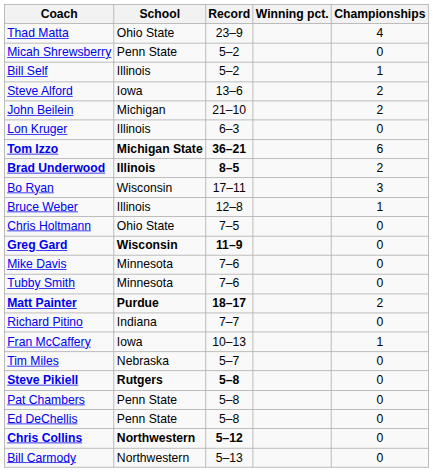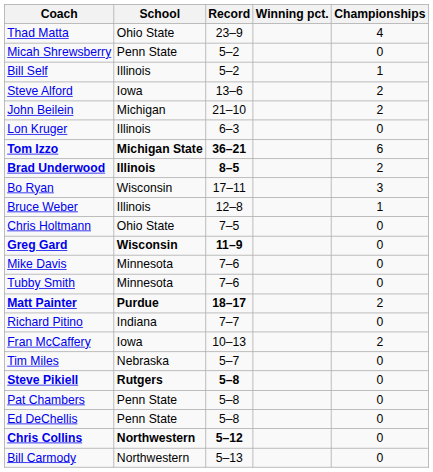(380, 341) 1 -> (380, 341) 2
